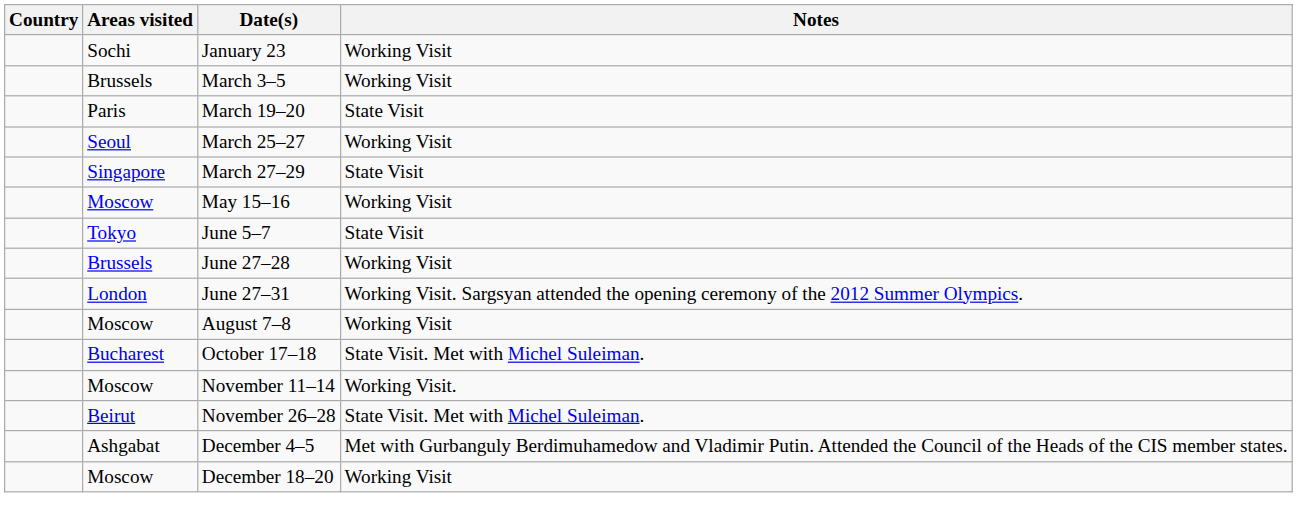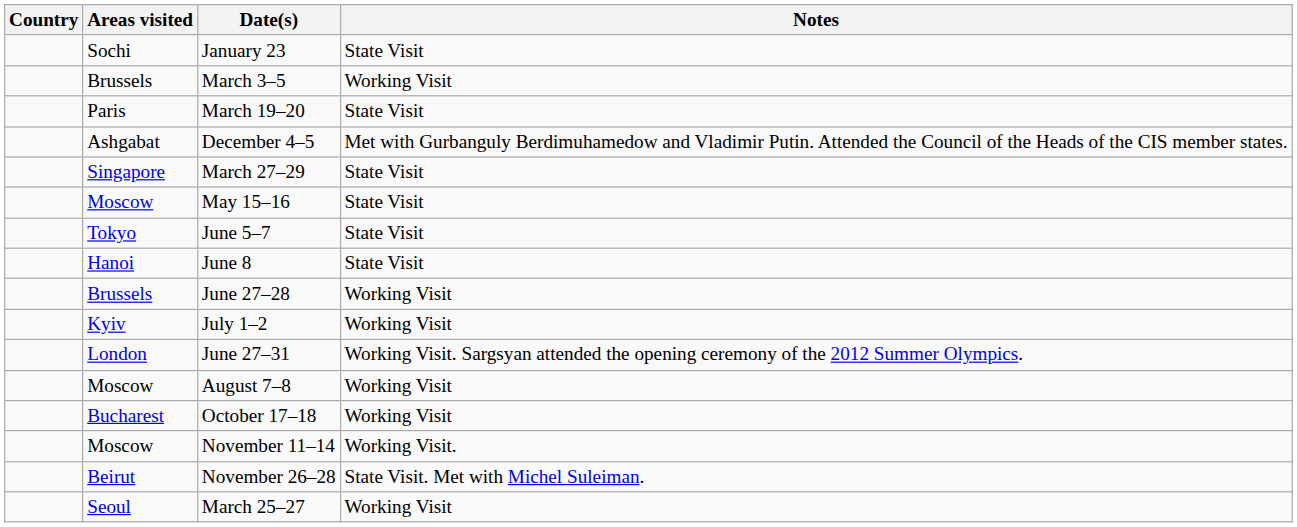(398, 50) Working Visit -> (384, 50) State Visit
rows swapped: (253, 141) <-> (258, 446)
(398, 202) Working Visit -> (384, 202) State Visit
+ row: (227, 263)
+ row: (235, 324)
(494, 354) State Visit. Met with Michel Suleiman. -> (398, 415) Working Visit
- row: (268, 476)
